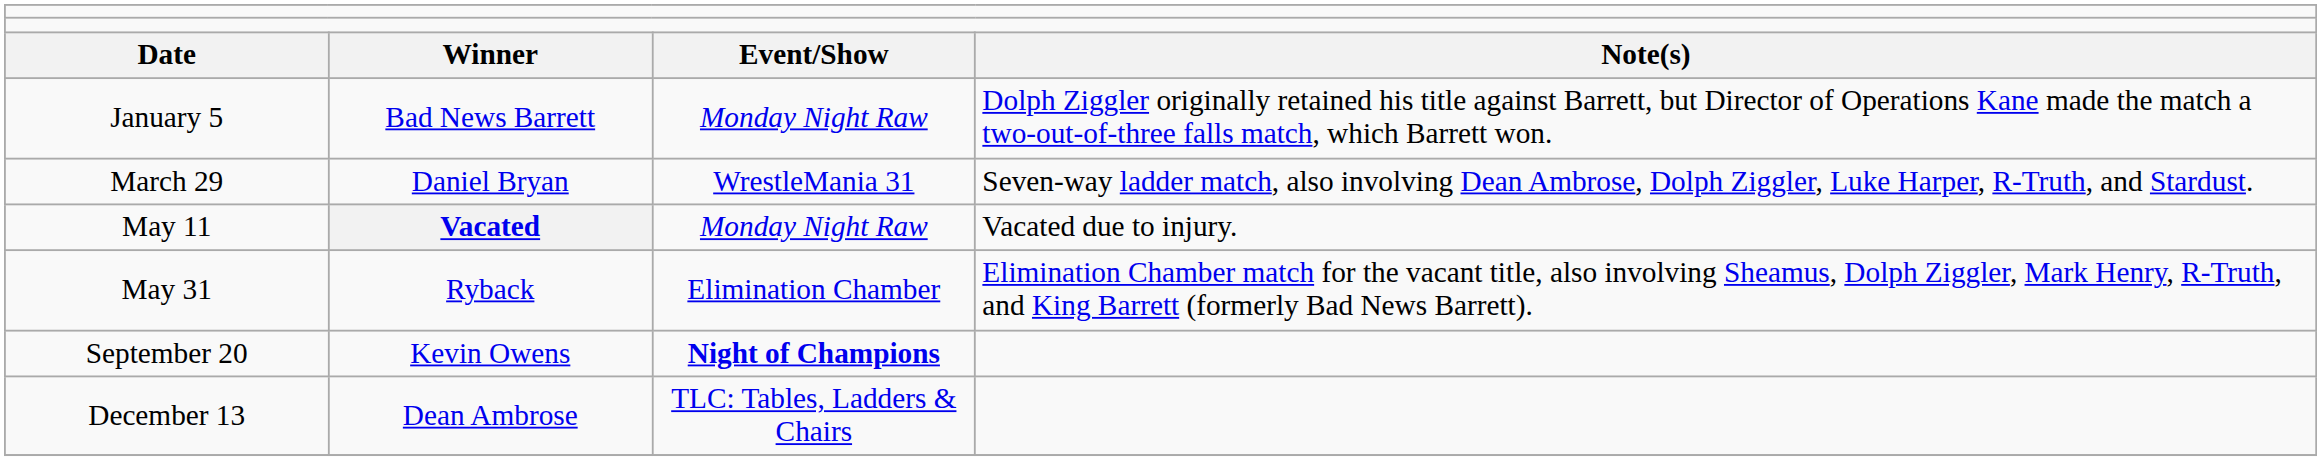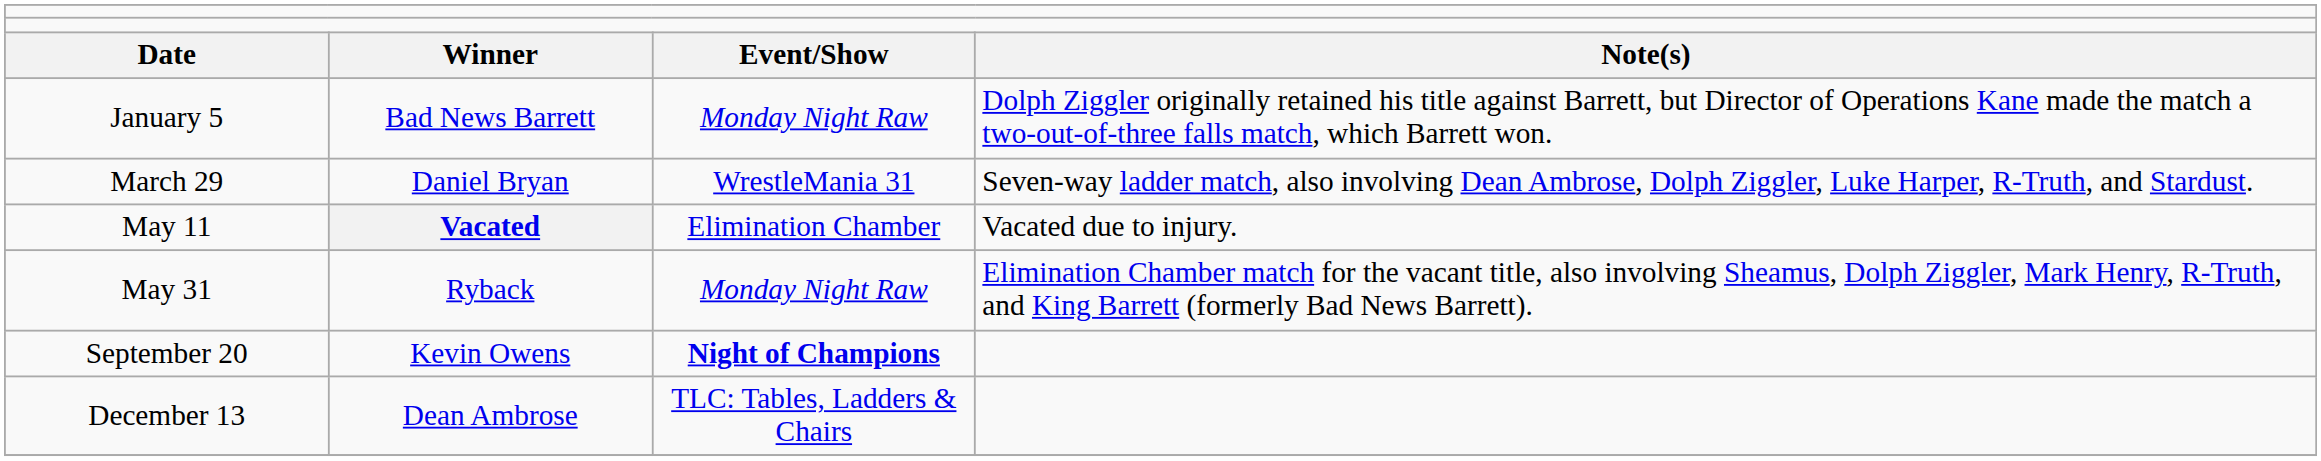(814, 226) Monday Night Raw -> (814, 226) Elimination Chamber
(814, 289) Elimination Chamber -> (814, 289) Monday Night Raw
